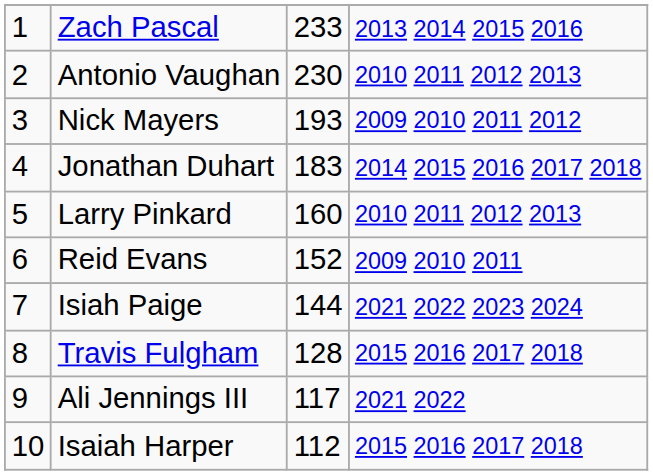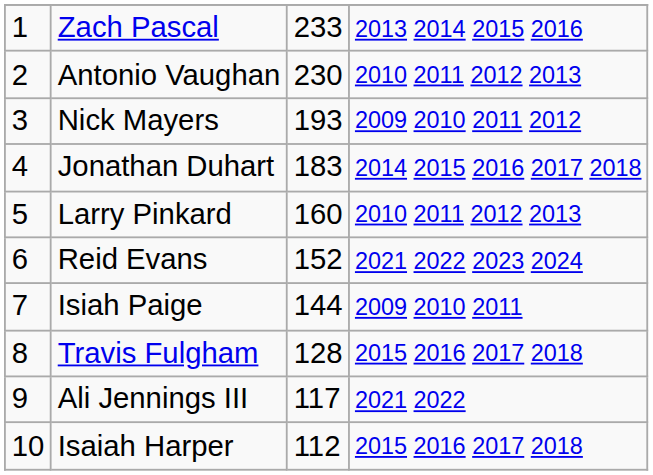(439, 260) 2009 2010 2011 -> (469, 260) 2021 2022 2023 2024
(469, 307) 2021 2022 2023 2024 -> (439, 307) 2009 2010 2011
